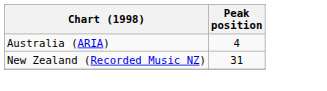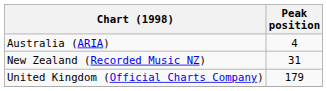+ row: (135, 78)
